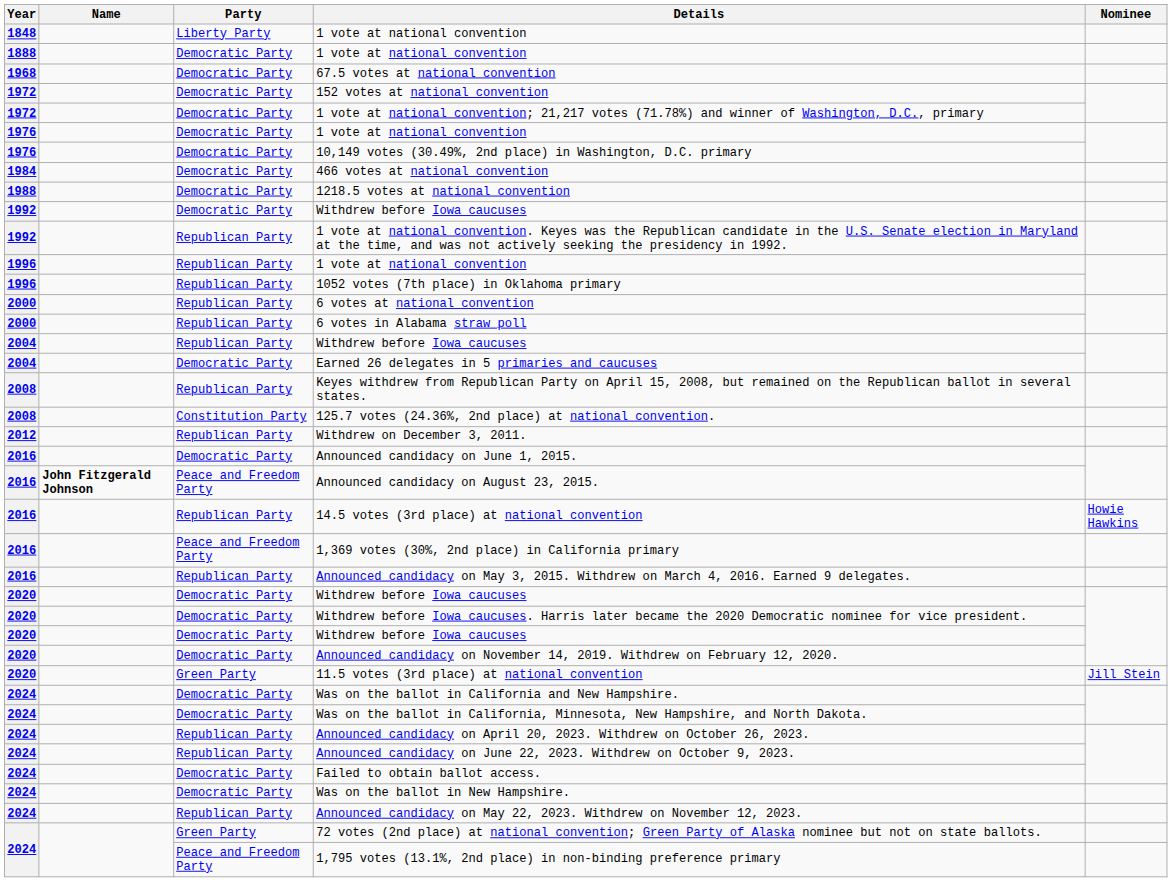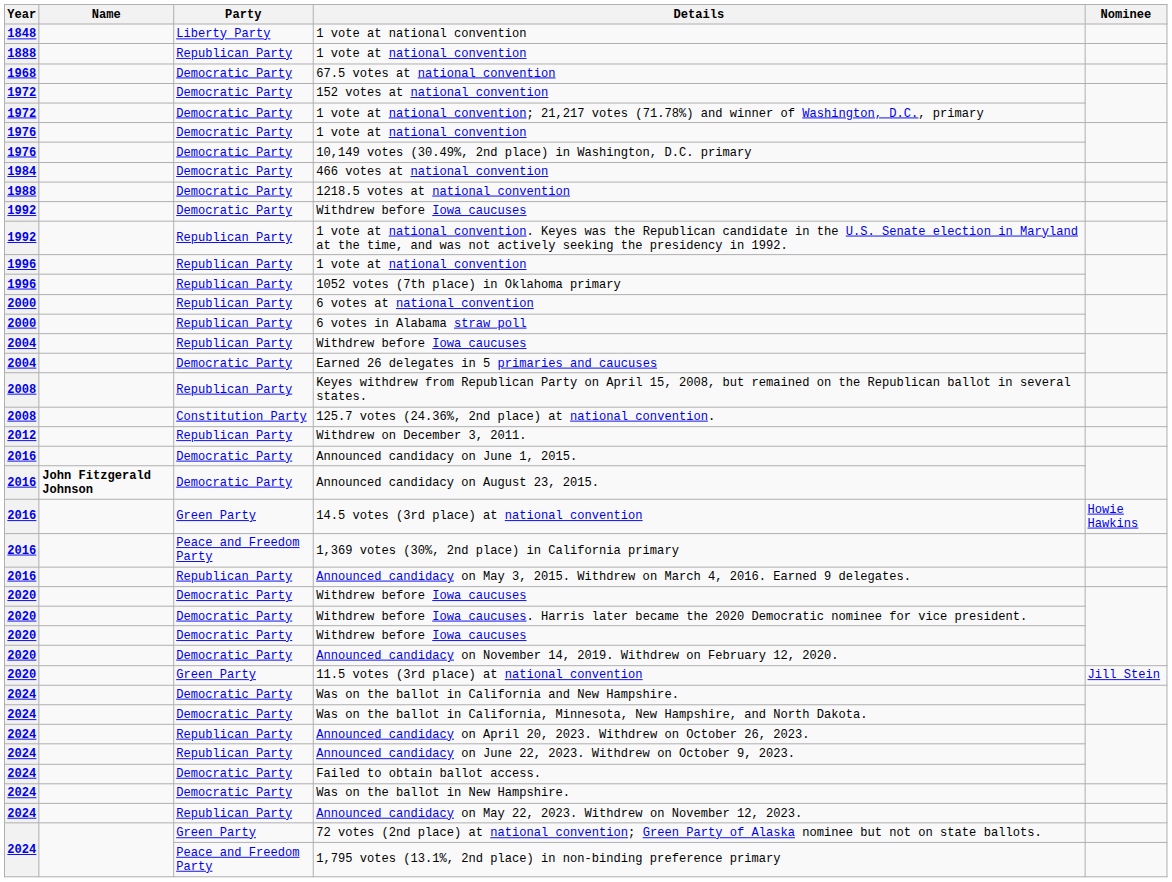(234, 54) Democratic Party -> (234, 54) Republican Party
(238, 483) Peace and Freedom Party -> (234, 483) Democratic Party
(234, 516) Republican Party -> (216, 516) Green Party
